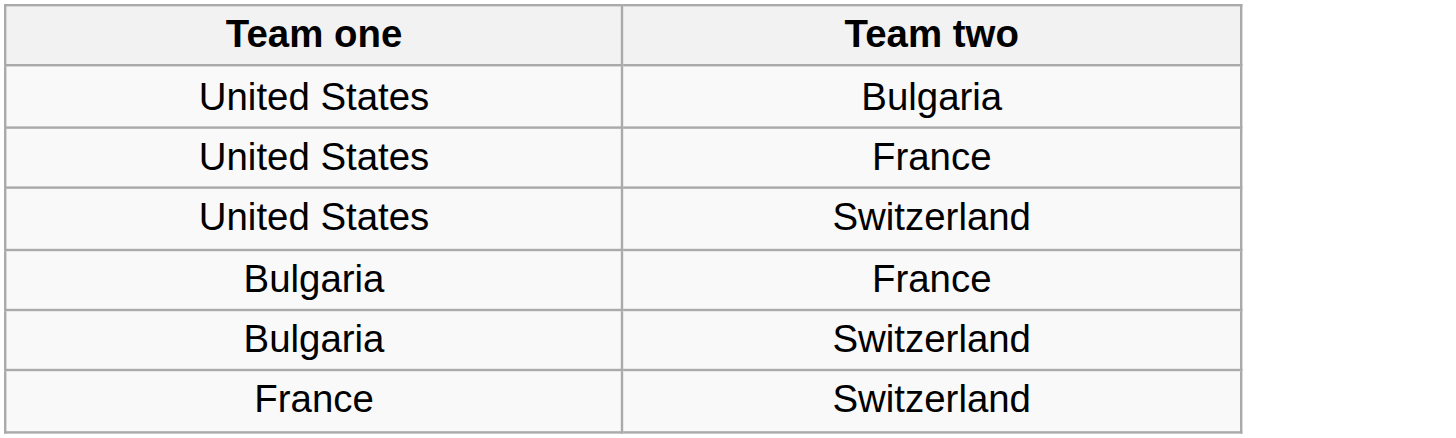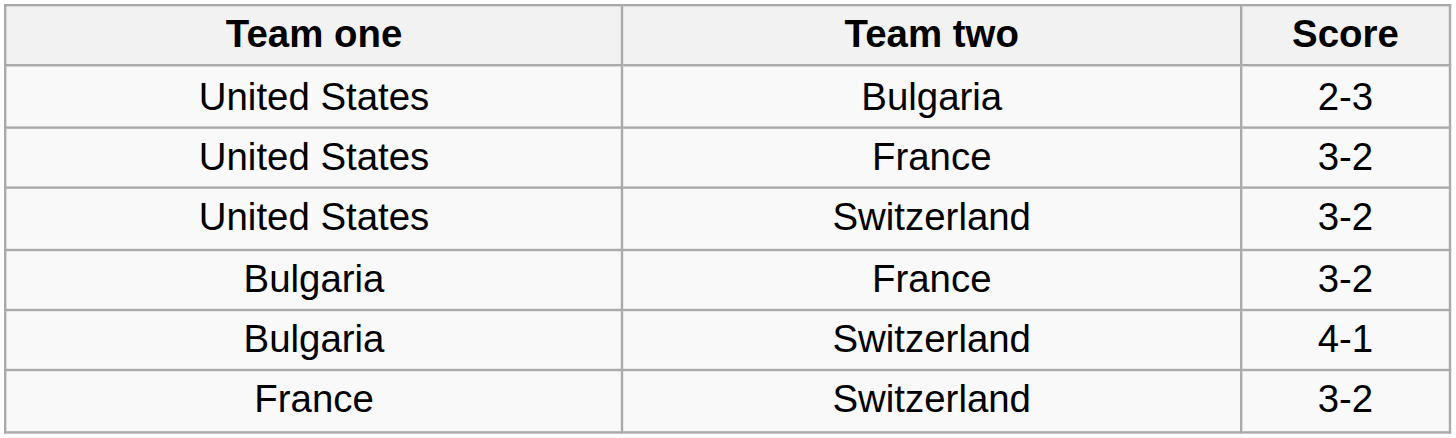+ column: (1345, 34)
